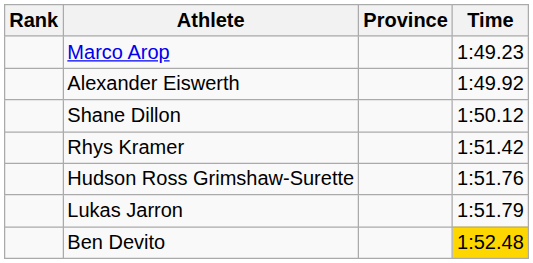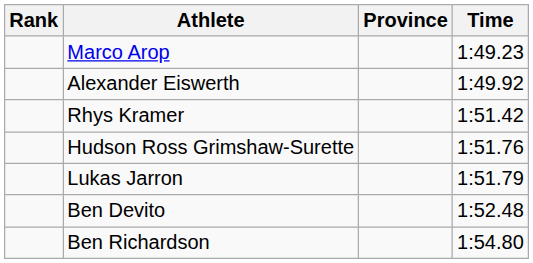- row: (124, 115)
(490, 242) gold background -> (490, 210) no background
+ row: (139, 242)
